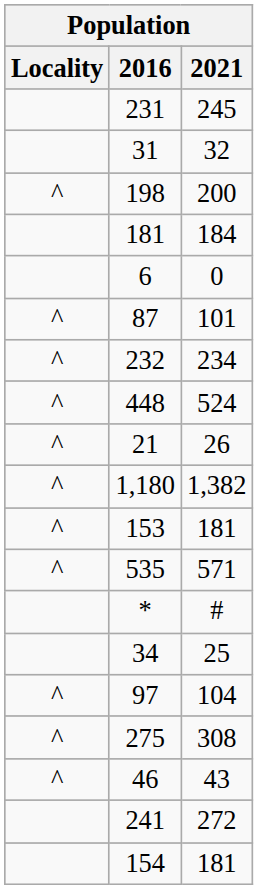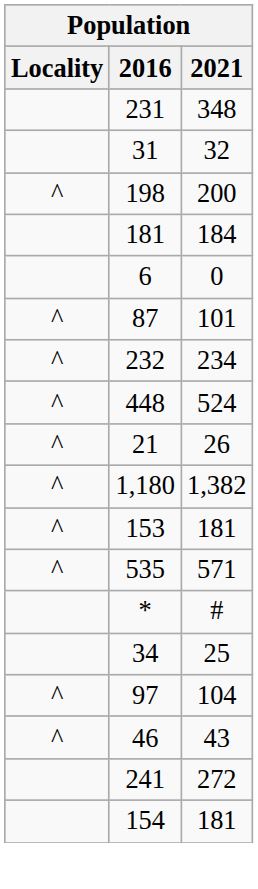(217, 109) 245 -> (217, 109) 348
- row: (145, 737)
